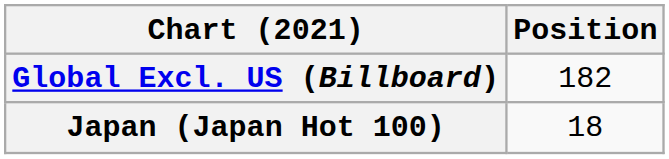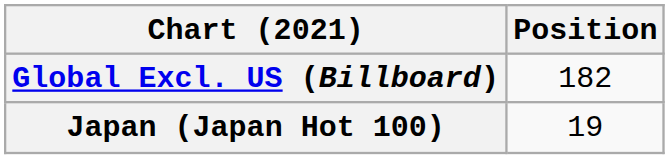(585, 128) 18 -> (585, 128) 19
